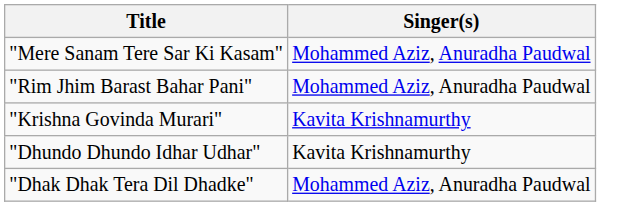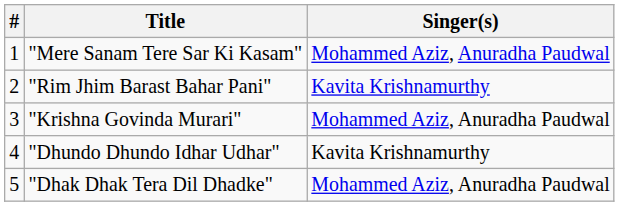+ column: (14, 21)
(441, 86) Mohammed Aziz, Anuradha Paudwal -> (401, 86) Kavita Krishnamurthy
(381, 119) Kavita Krishnamurthy -> (461, 119) Mohammed Aziz, Anuradha Paudwal
